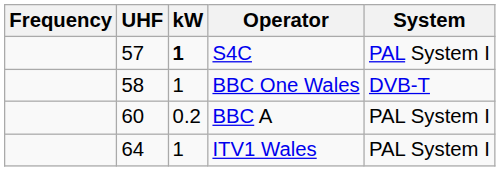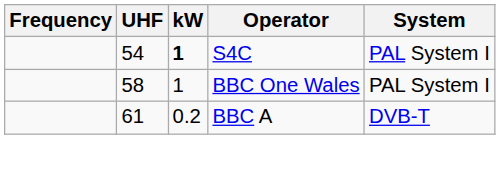(133, 52) 57 -> (133, 52) 54
(399, 85) DVB-T -> (429, 85) PAL System I
(133, 117) 60 -> (133, 117) 61
(429, 117) PAL System I -> (399, 117) DVB-T
- row: (265, 149)
